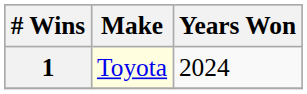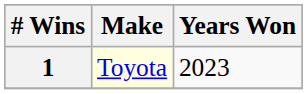(204, 67) 2024 -> (204, 67) 2023
